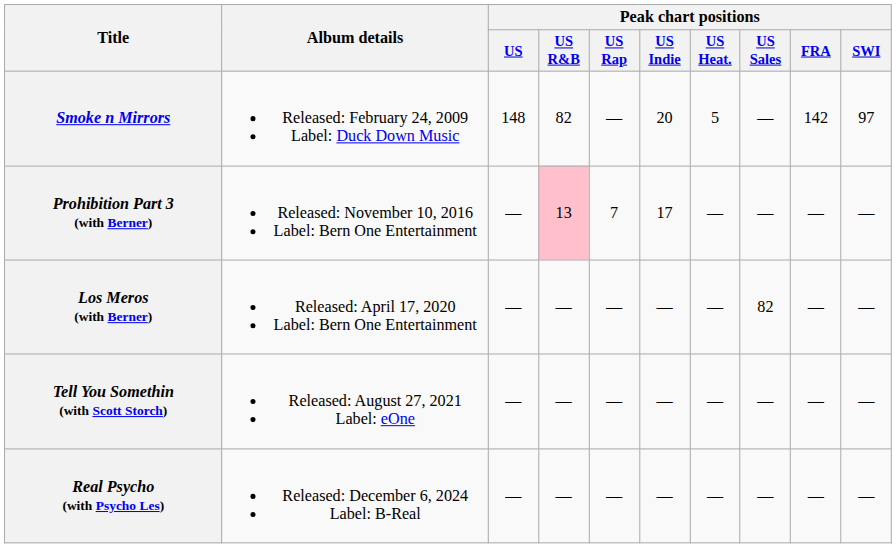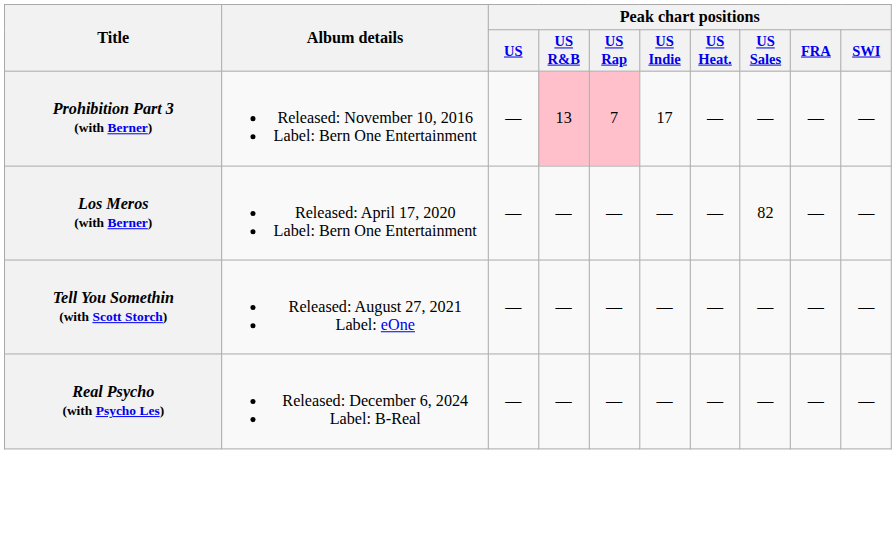- row: (113, 118)
(614, 212) no background -> (614, 118) pink background
